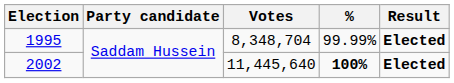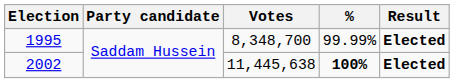(271, 41) 8,348,704 -> (271, 41) 8,348,700
(271, 65) 11,445,640 -> (271, 65) 11,445,638
